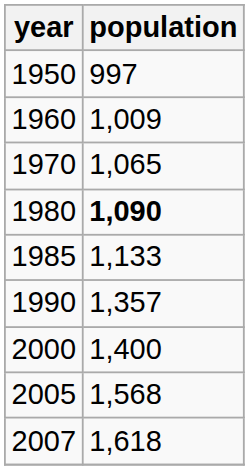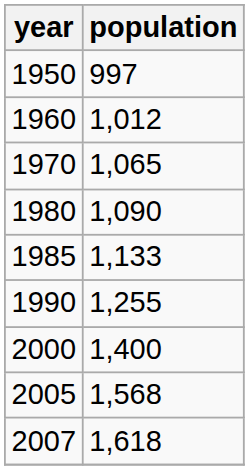(126, 119) 1,009 -> (126, 119) 1,012
(126, 211) bold -> (126, 211) normal
(126, 303) 1,357 -> (126, 303) 1,255
